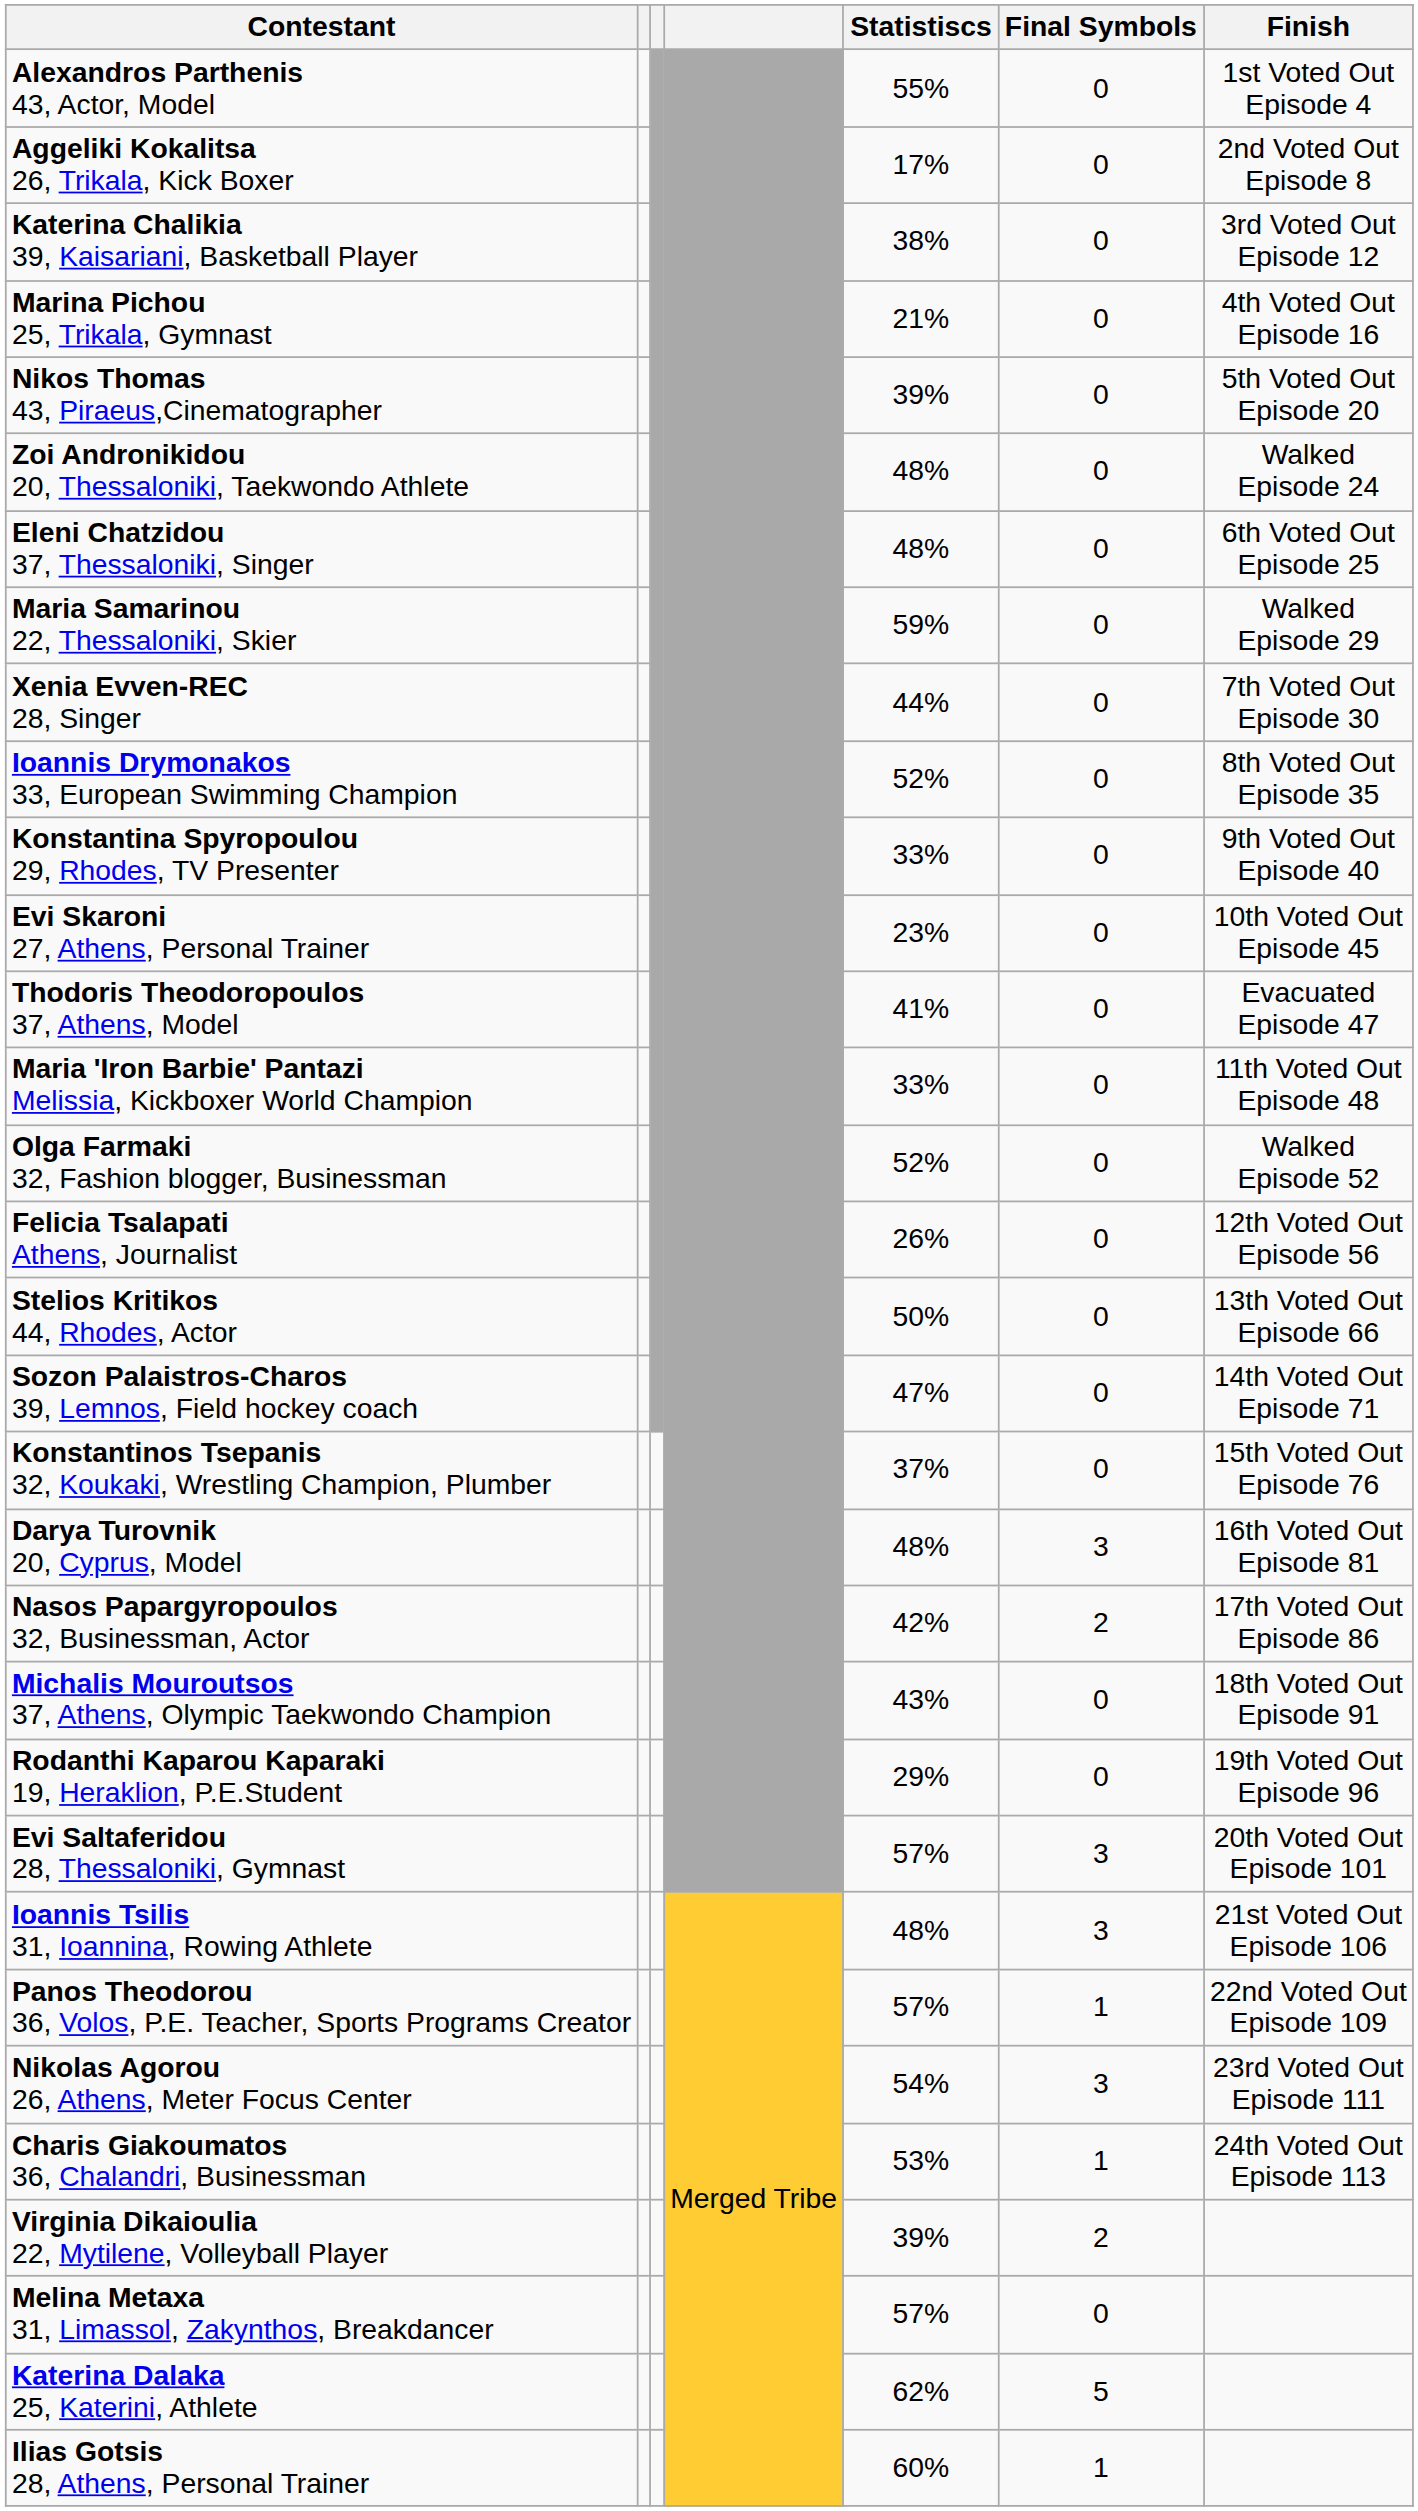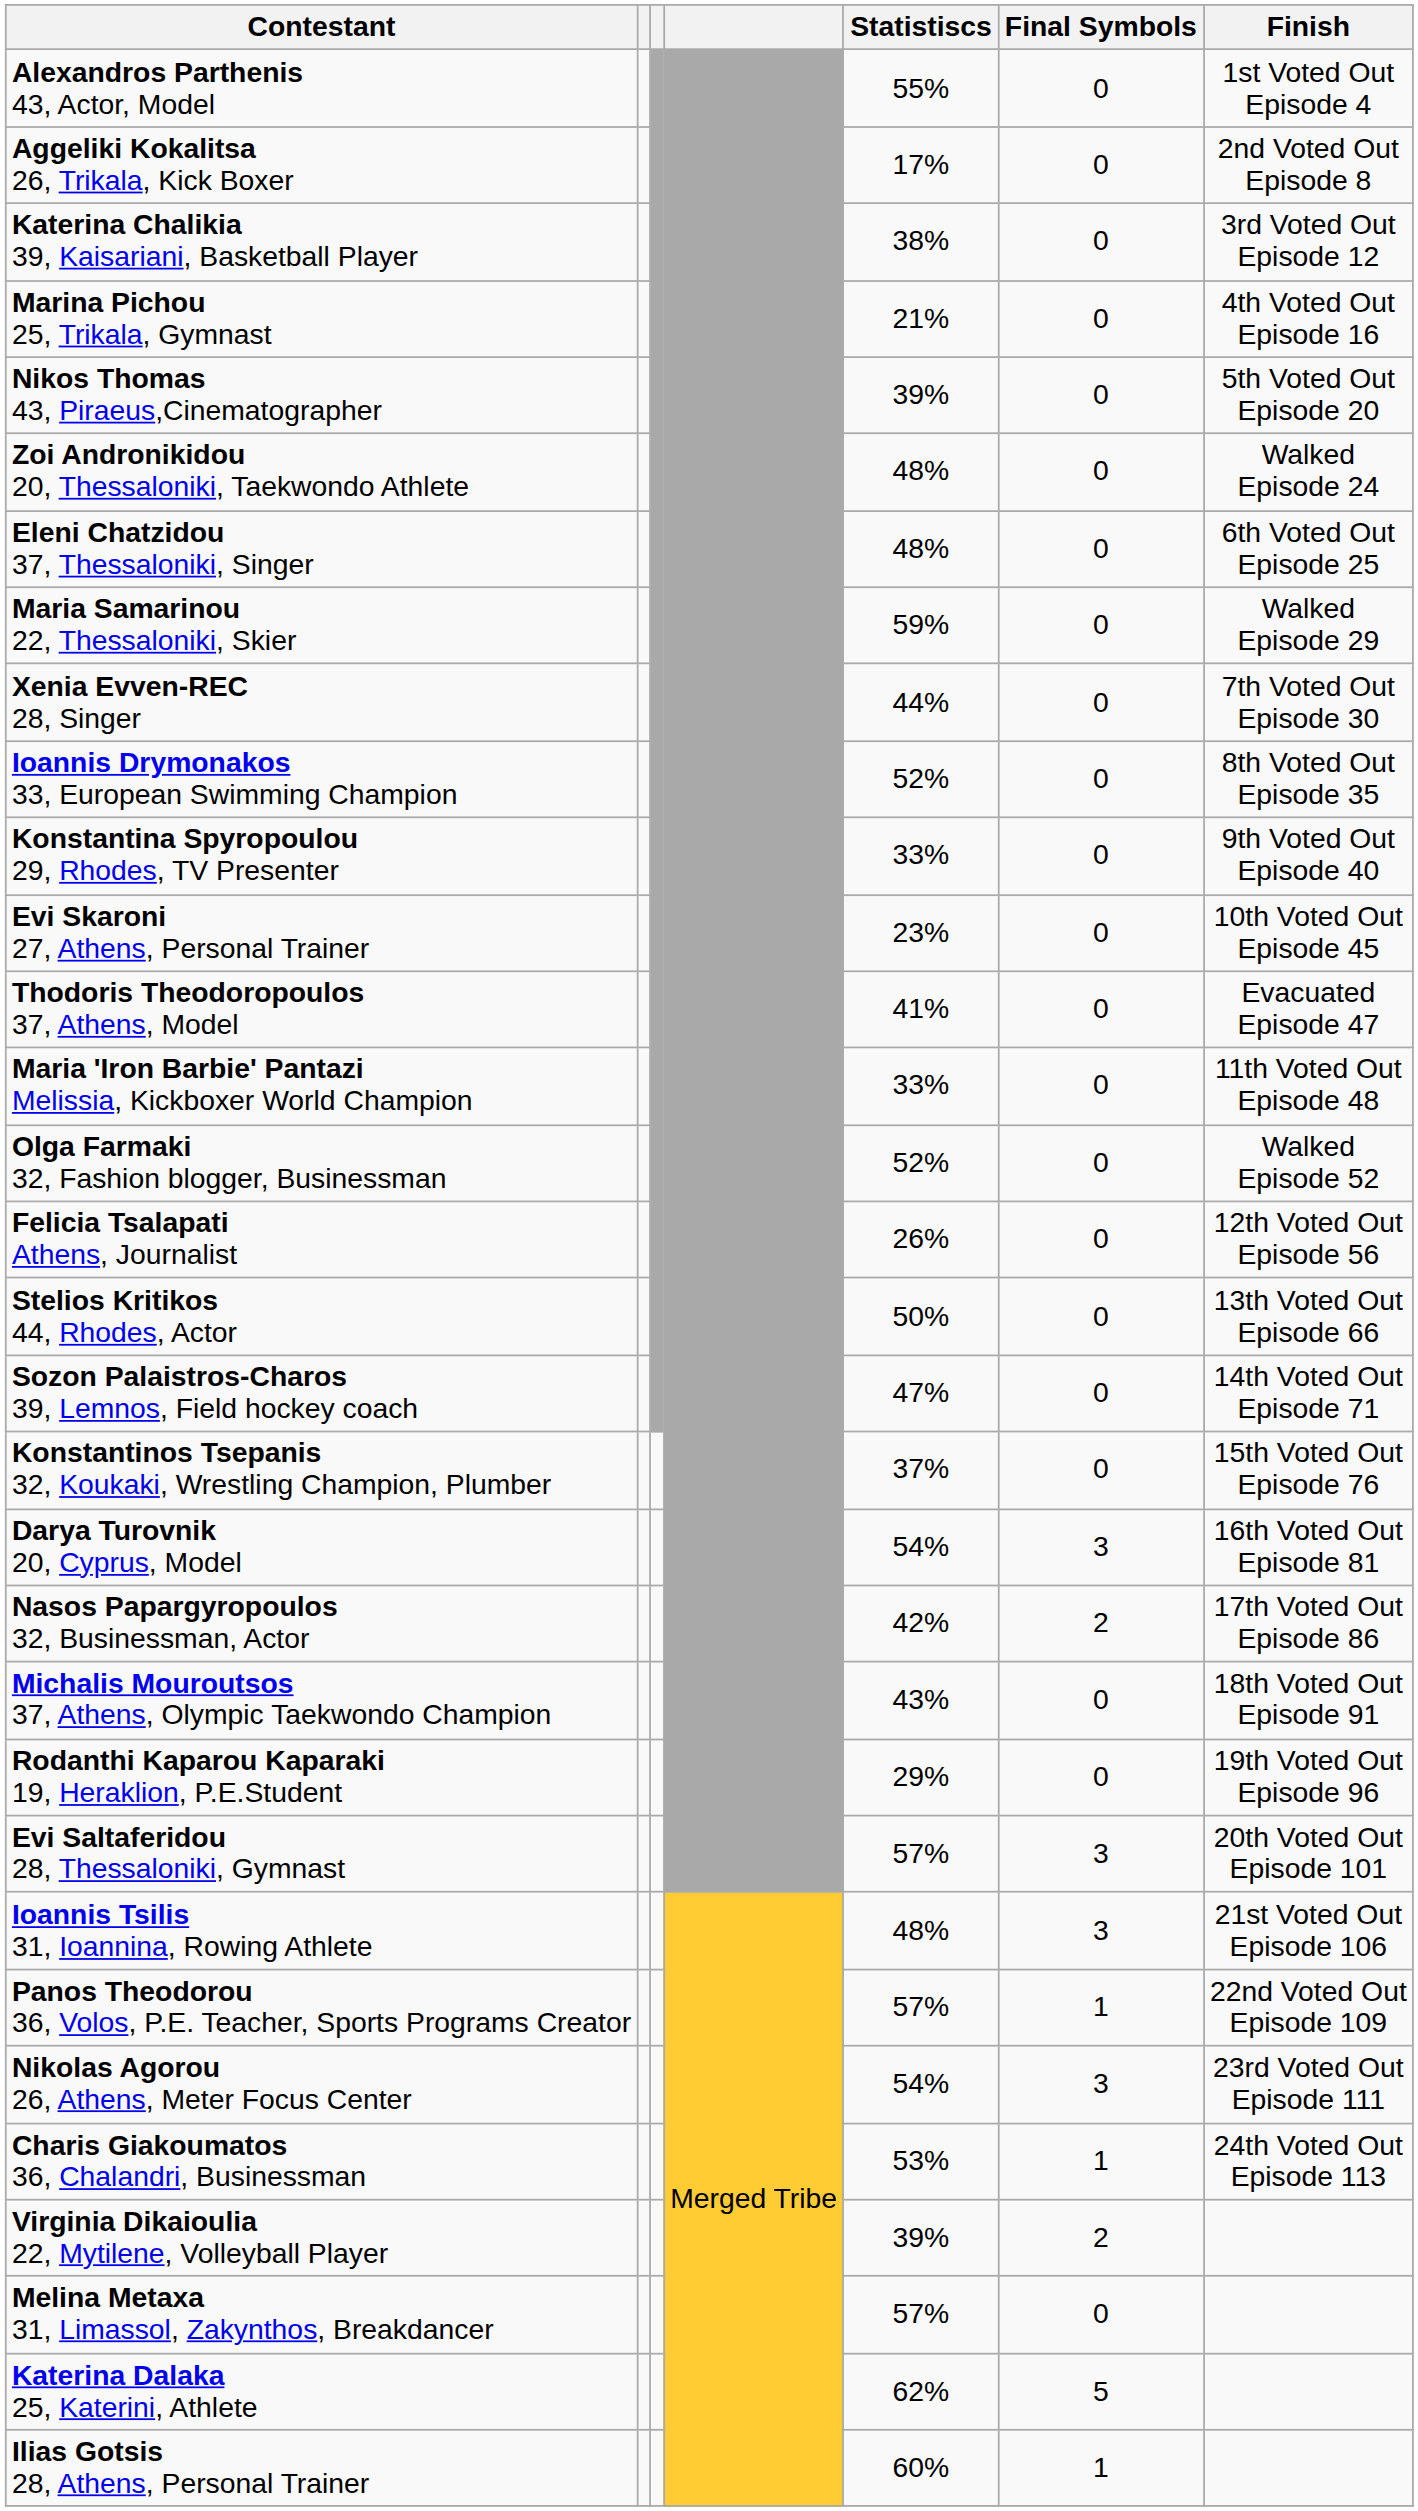(921, 1546) 48% -> (921, 1546) 54%
